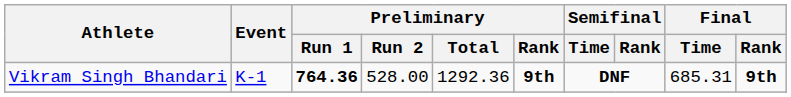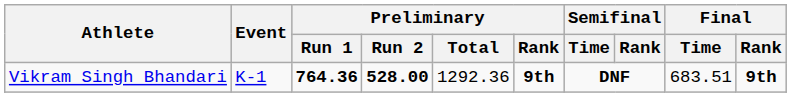(397, 77) normal -> (397, 77) bold
(701, 77) 685.31 -> (701, 77) 683.51
